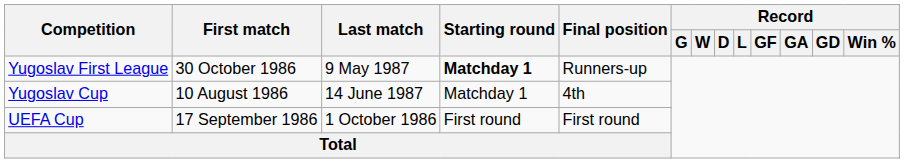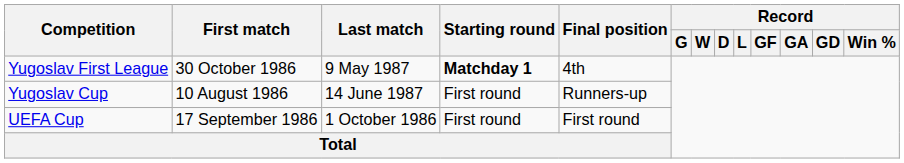(605, 68) Runners-up -> (574, 68) 4th
(486, 94) Matchday 1 -> (482, 94) First round
(574, 94) 4th -> (605, 94) Runners-up
